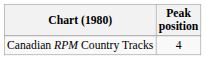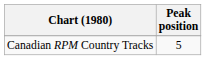(179, 45) 4 -> (179, 45) 5
